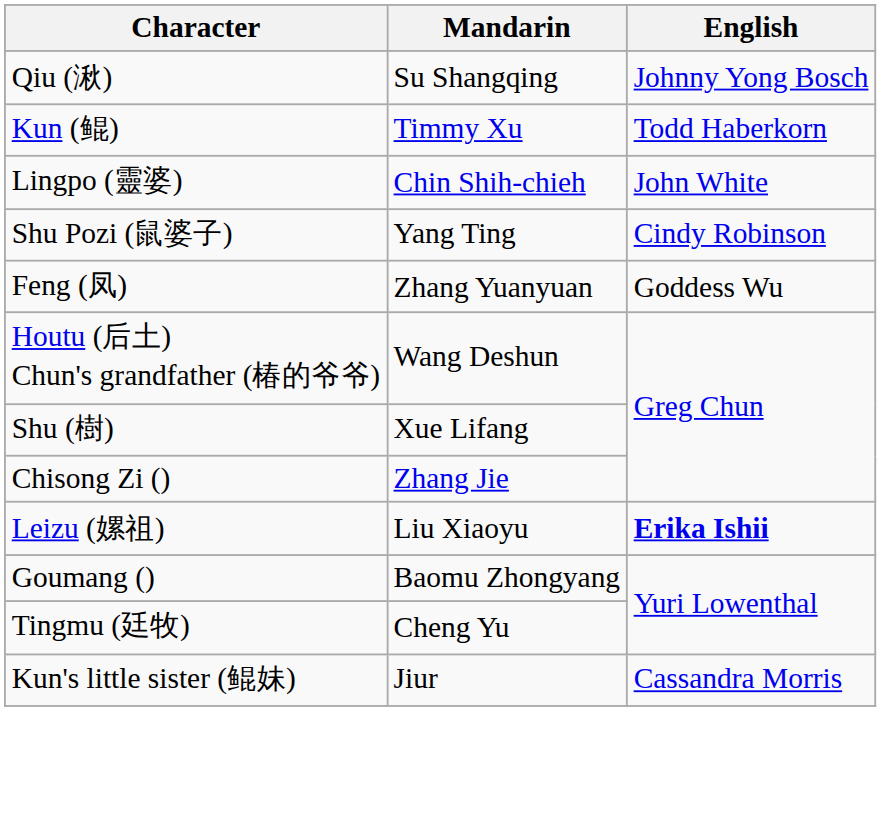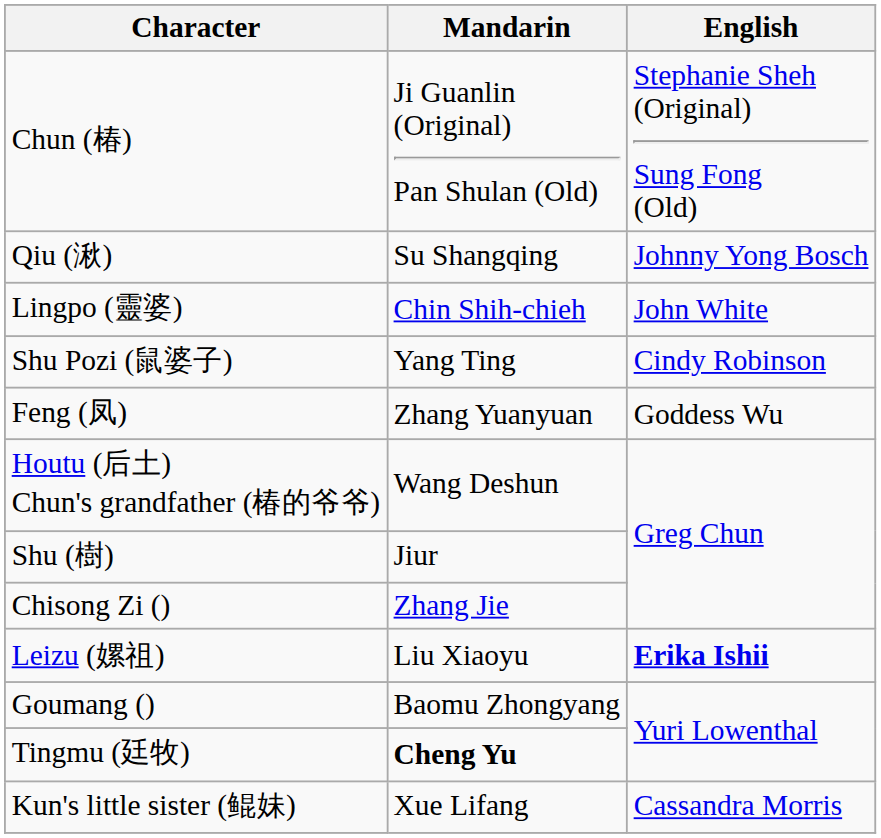+ row: (72, 139)
- row: (65, 128)
(461, 429) Xue Lifang -> (416, 556) Jiur
(452, 626) normal -> (455, 753) bold
(416, 679) Jiur -> (461, 806) Xue Lifang
